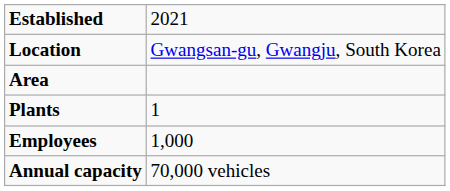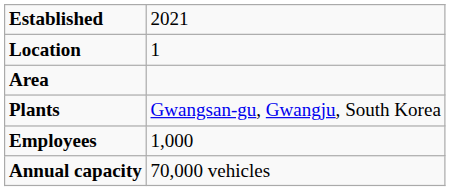(296, 49) Gwangsan-gu, Gwangju, South Korea -> (155, 49) 1
(155, 110) 1 -> (296, 110) Gwangsan-gu, Gwangju, South Korea
